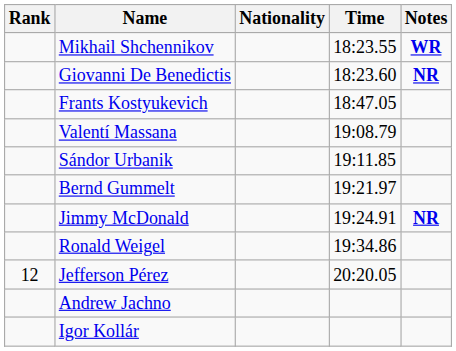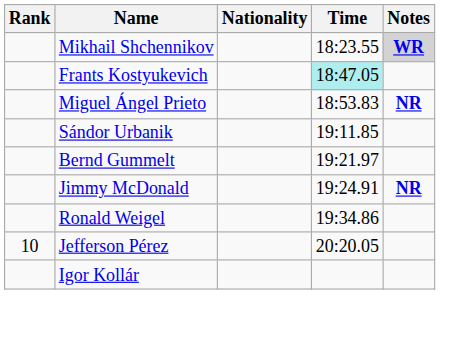(426, 47) no background -> (409, 47) lightgrey background
- row: (145, 75)
(365, 103) no background -> (347, 75) paleturquoise background
+ row: (132, 103)
- row: (118, 132)
(30, 274) 12 -> (30, 246) 10
- row: (115, 302)
